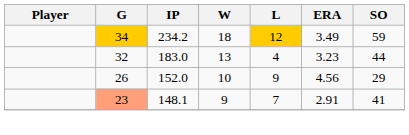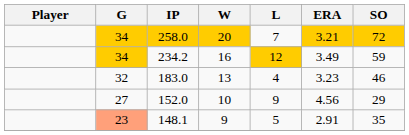+ row: (173, 36)
(224, 36) 18 -> (224, 57) 16
(379, 57) 44 -> (379, 78) 46
(122, 78) 26 -> (122, 99) 27
(276, 99) 7 -> (276, 120) 5
(379, 99) 41 -> (379, 120) 35
